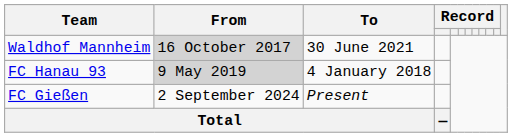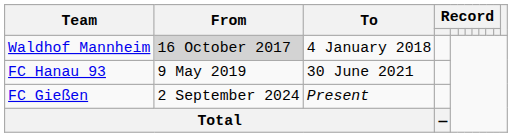(360, 48) 30 June 2021 -> (369, 48) 4 January 2018
(202, 72) lightgrey background -> (202, 72) no background
(369, 72) 4 January 2018 -> (360, 72) 30 June 2021
